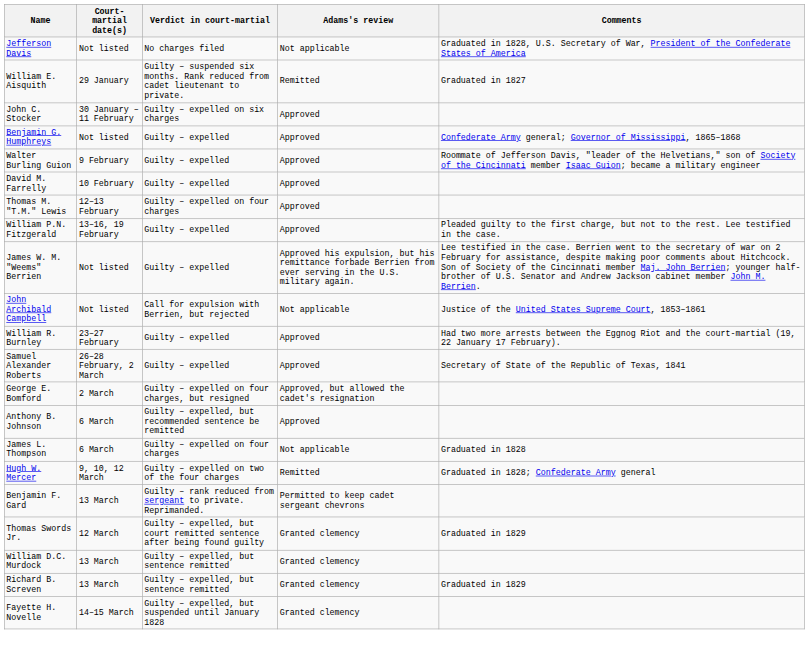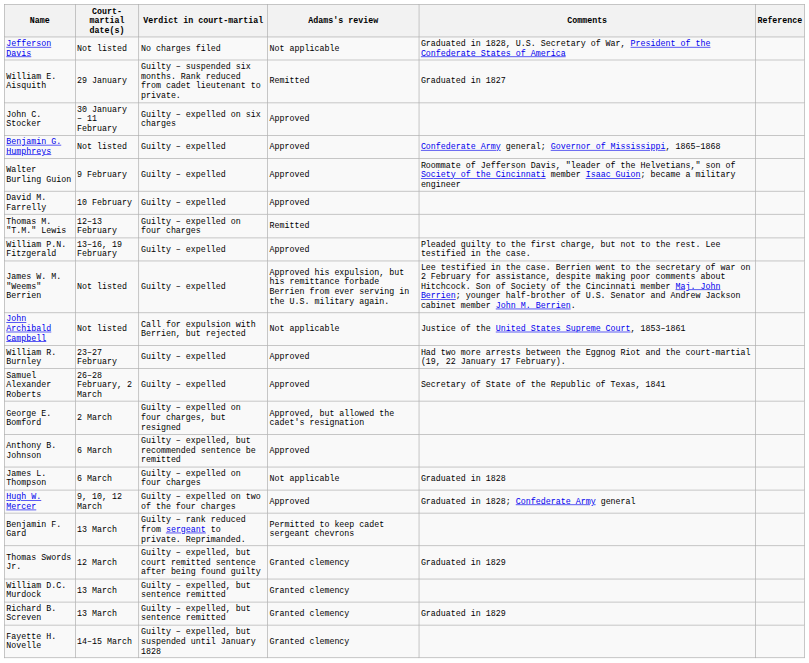+ column: (780, 21)
(300, 207) Approved -> (289, 226) Remitted
(300, 473) Remitted -> (289, 502) Approved
